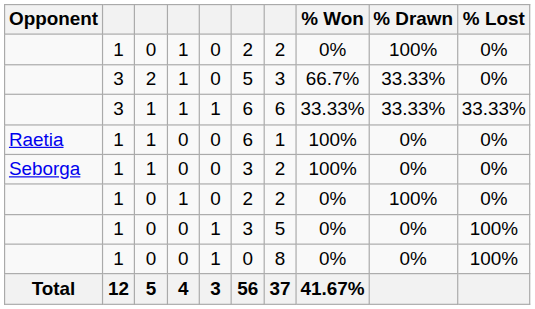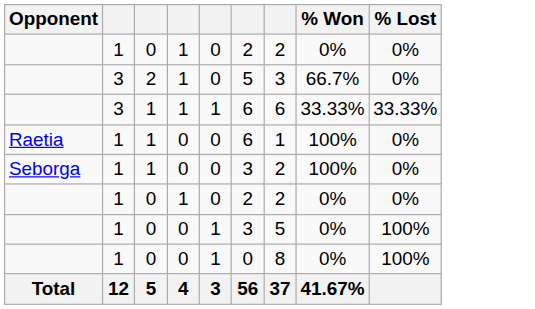- column: (413, 19)
